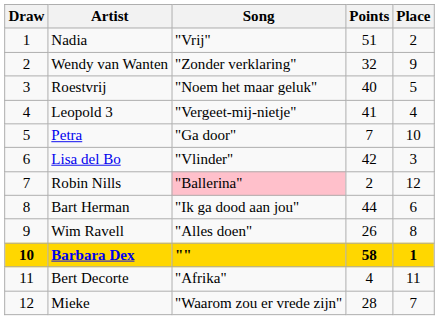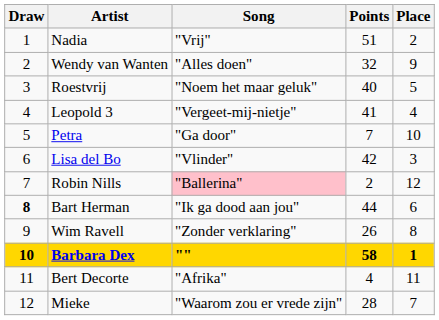(236, 64) "Zonder verklaring" -> (214, 64) "Alles doen"
(26, 207) normal -> (26, 207) bold
(214, 231) "Alles doen" -> (236, 231) "Zonder verklaring"
